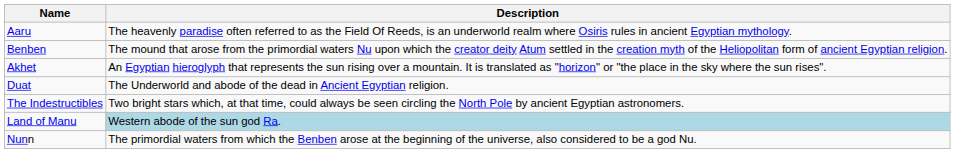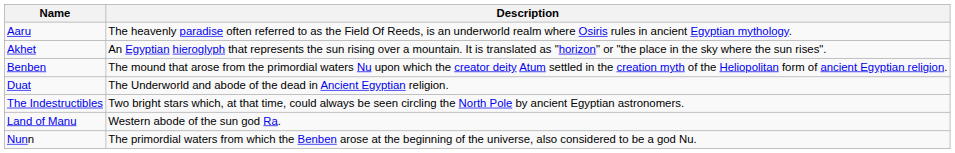rows swapped: (22, 67) <-> (27, 49)
(195, 121) lightblue background -> (195, 121) no background
